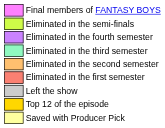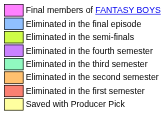+ row: (83, 24)
- row: (52, 91)
- row: (67, 104)
